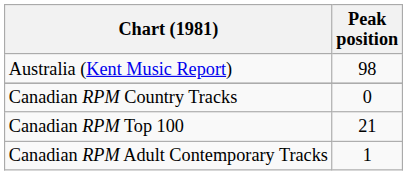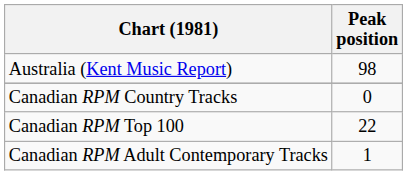(367, 126) 21 -> (367, 126) 22
